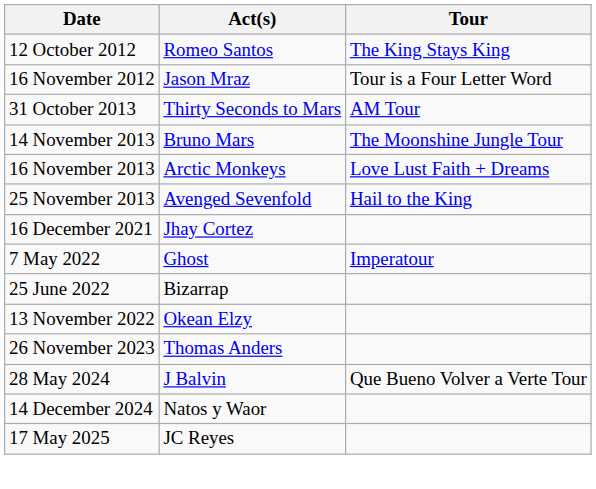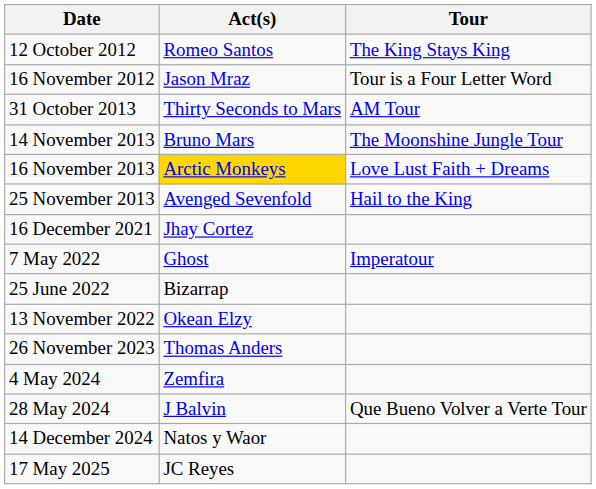(224, 169) no background -> (224, 169) gold background
+ row: (55, 378)
